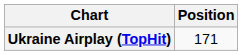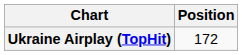(206, 38) 171 -> (206, 38) 172
